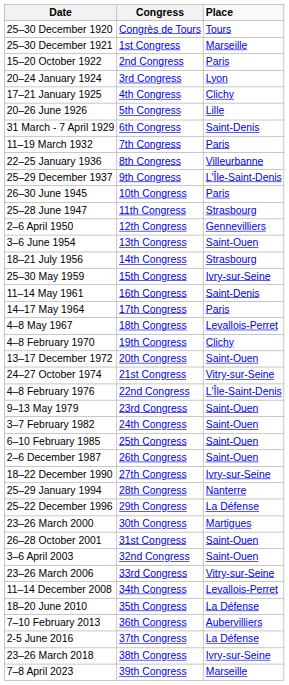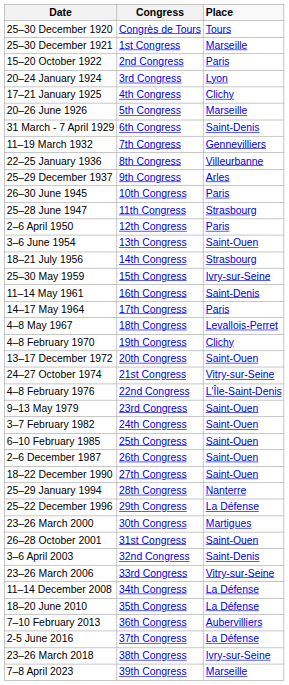(215, 111) Lille -> (227, 111) Marseille
(218, 144) Paris -> (236, 144) Gennevilliers
(244, 177) L'Île-Saint-Denis -> (218, 177) Arles
(236, 227) Gennevilliers -> (218, 227) Paris
(238, 474) Ivry-sur-Seine -> (232, 474) Saint-Ouen
(232, 557) Saint-Ouen -> (233, 557) Saint-Denis
(242, 590) Levallois-Perret -> (232, 590) La Défense
